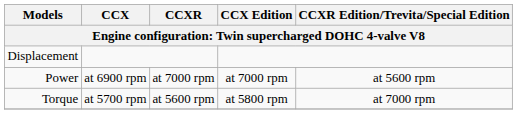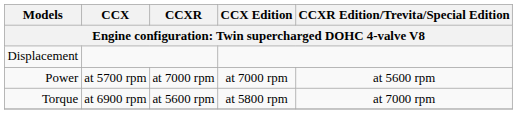(115, 77) at 6900 rpm -> (115, 77) at 5700 rpm
(115, 98) at 5700 rpm -> (115, 98) at 6900 rpm
